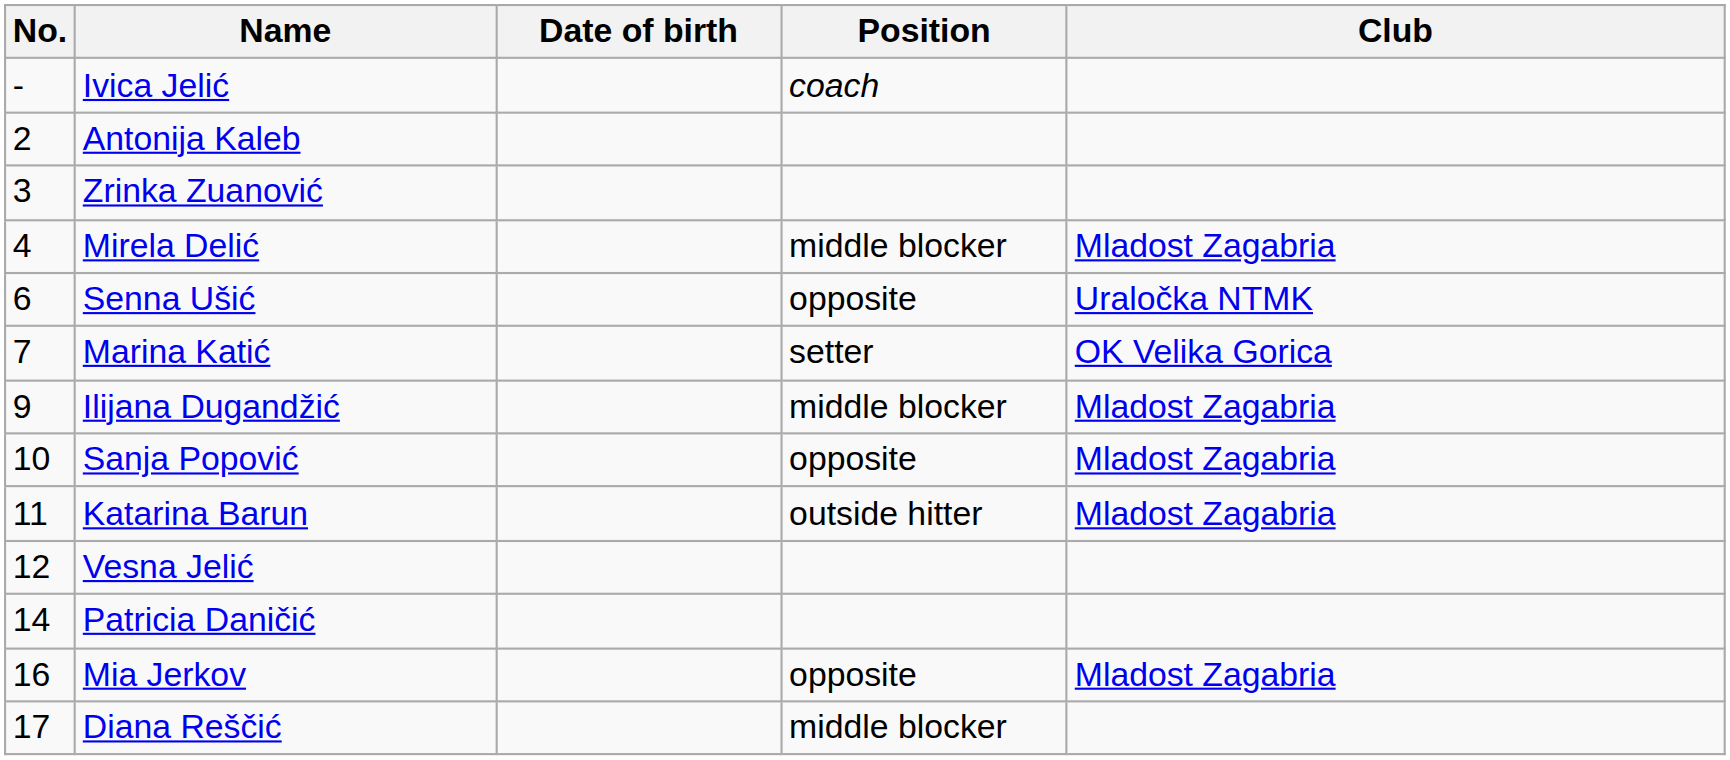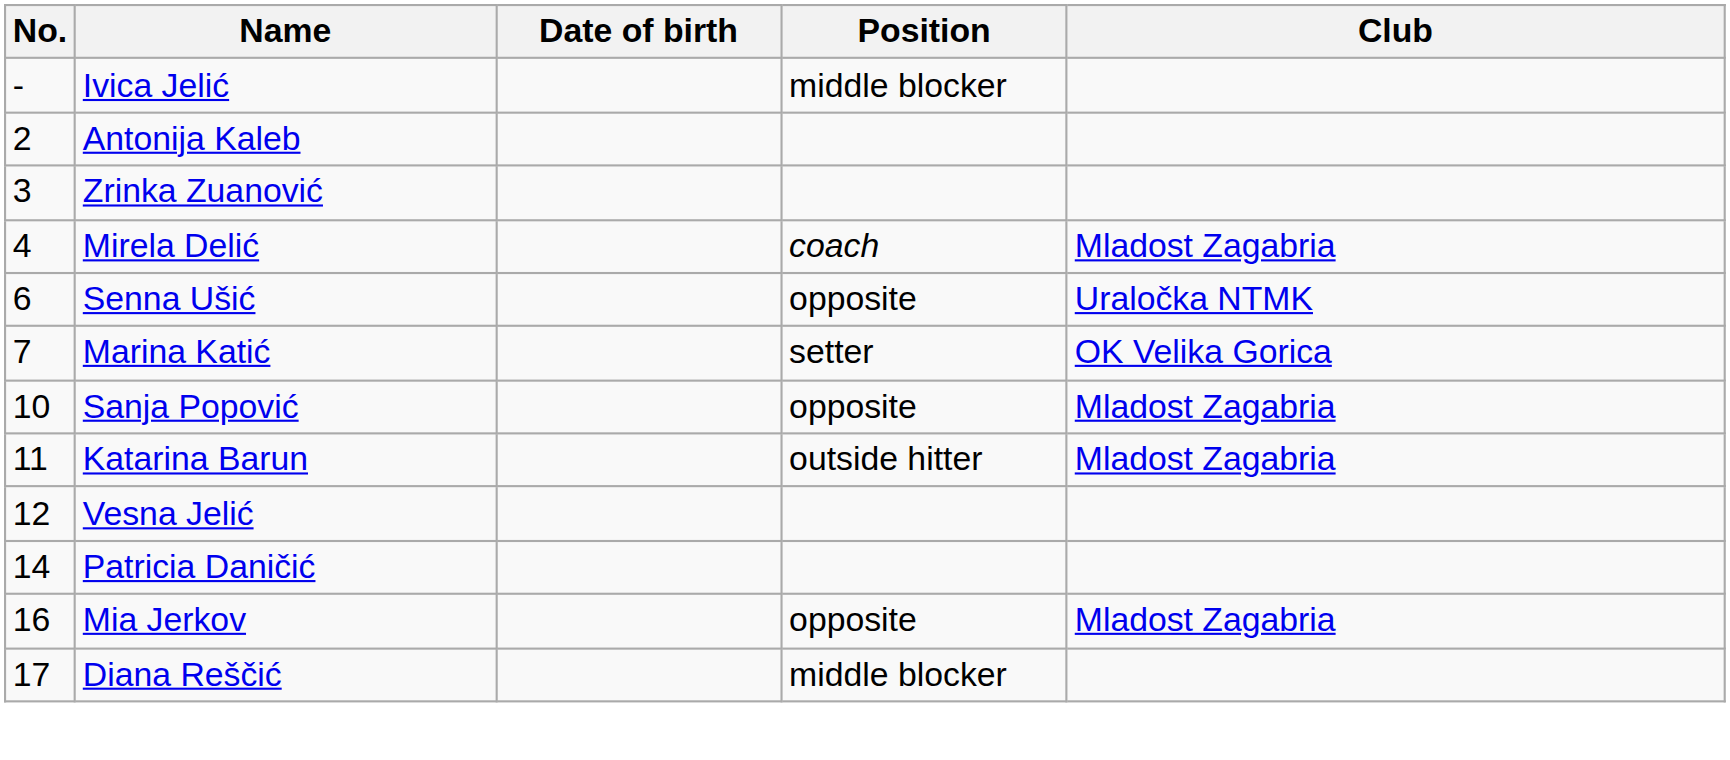(834, 84) coach -> (898, 84) middle blocker
(898, 245) middle blocker -> (834, 245) coach
- row: (211, 406)
